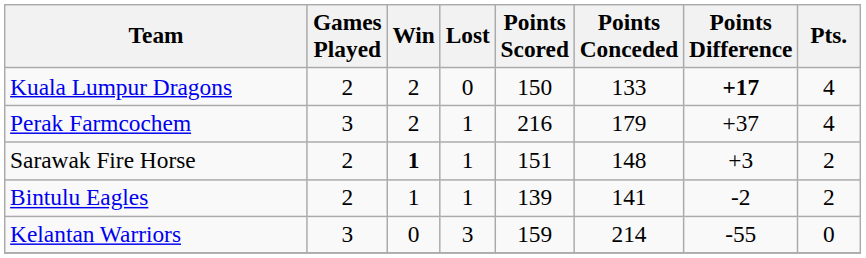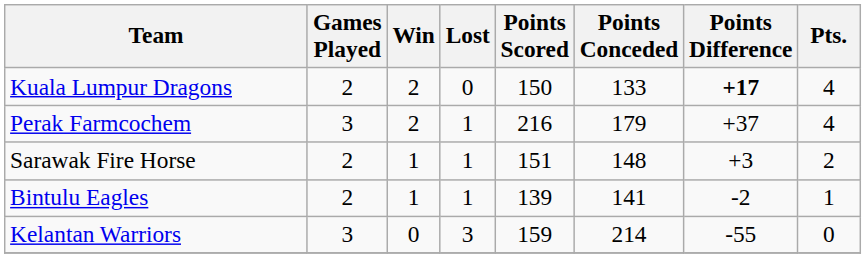(414, 160) bold -> (414, 160) normal
(829, 197) 2 -> (829, 197) 1
